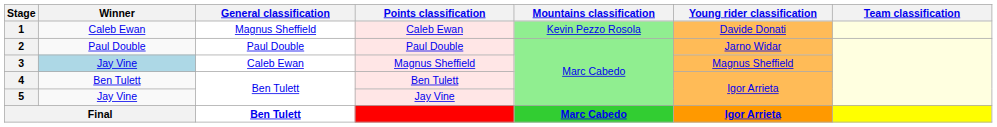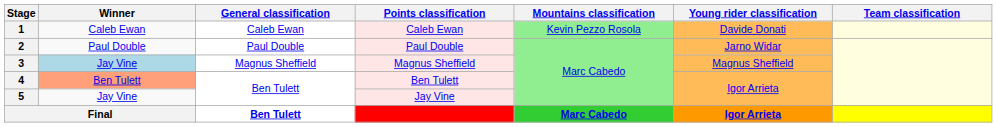(275, 30) Magnus Sheffield -> (275, 30) Caleb Ewan
(275, 64) Caleb Ewan -> (275, 64) Magnus Sheffield
(117, 80) no background -> (117, 80) lightsalmon background
